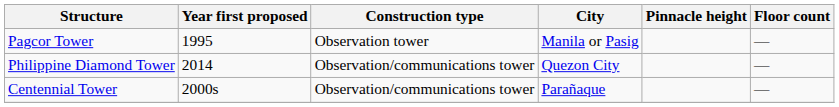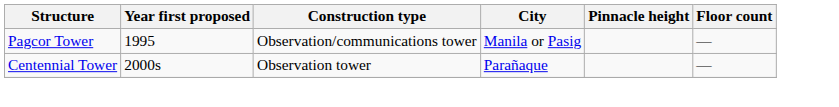(372, 41) Observation tower -> (367, 41) Observation/communications tower
- row: (91, 65)
(424, 89) Observation/communications tower -> (314, 65) Observation tower
